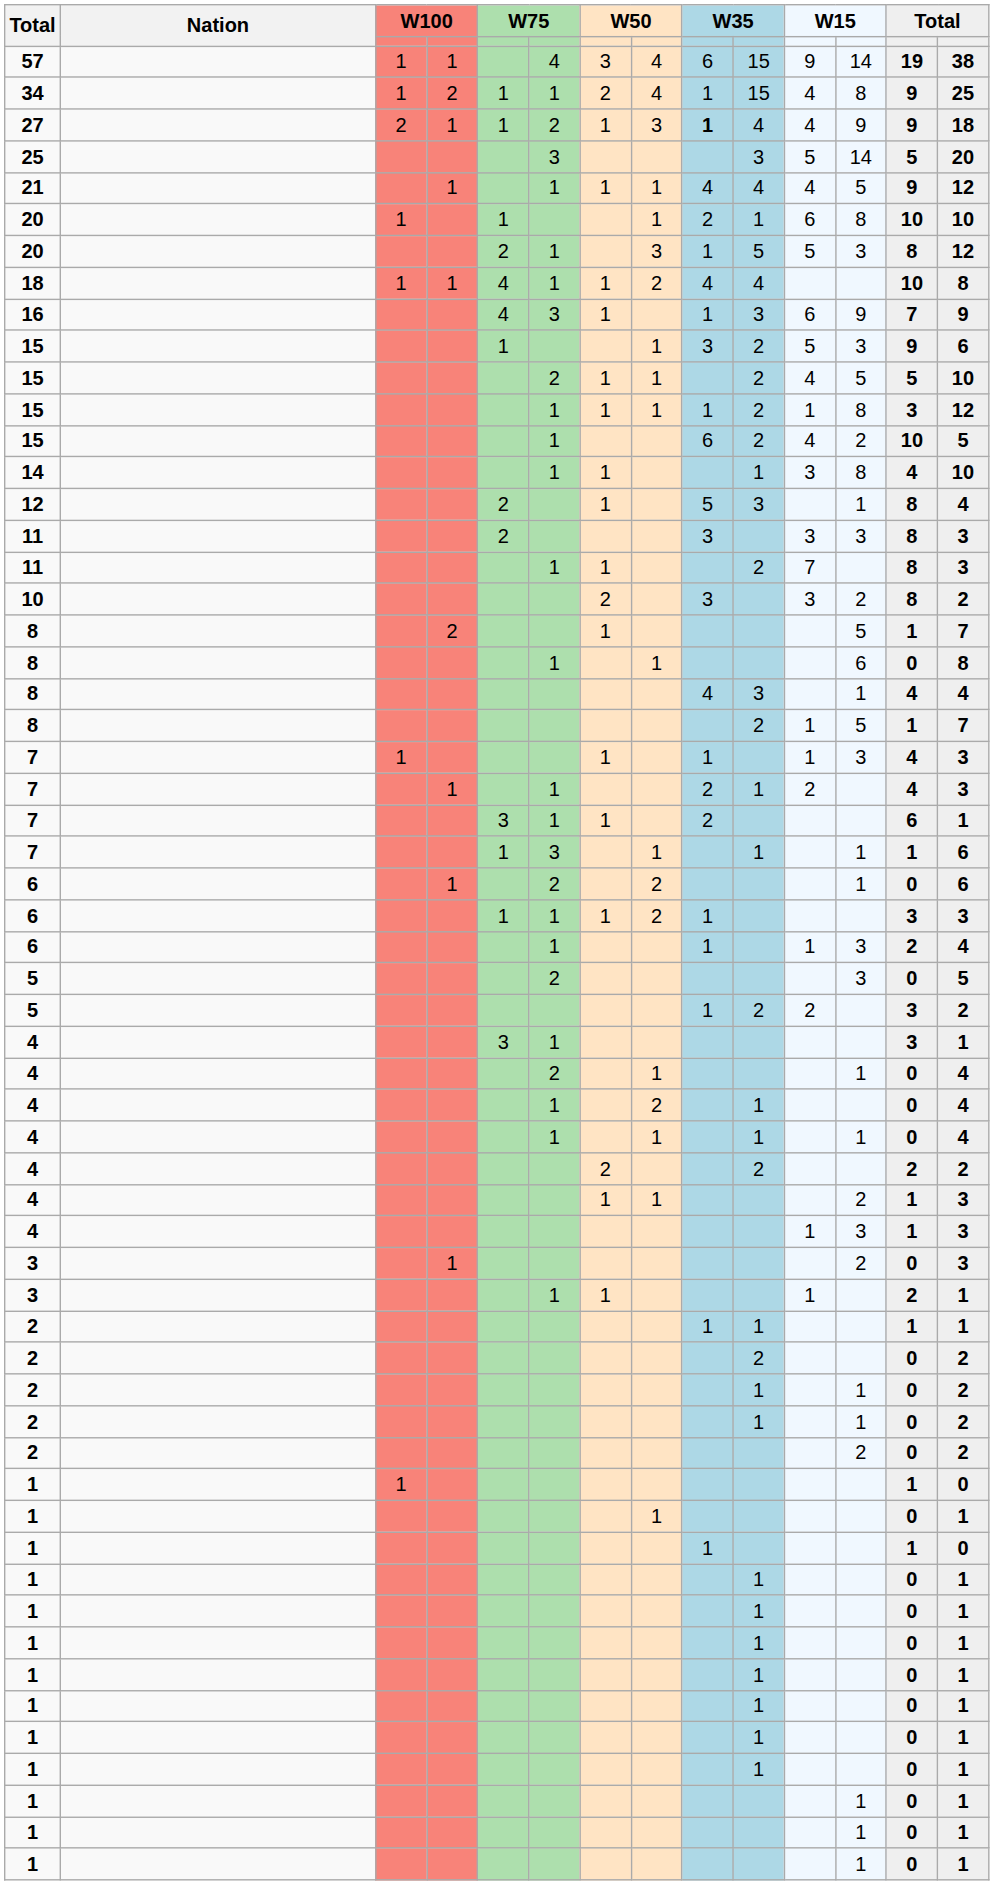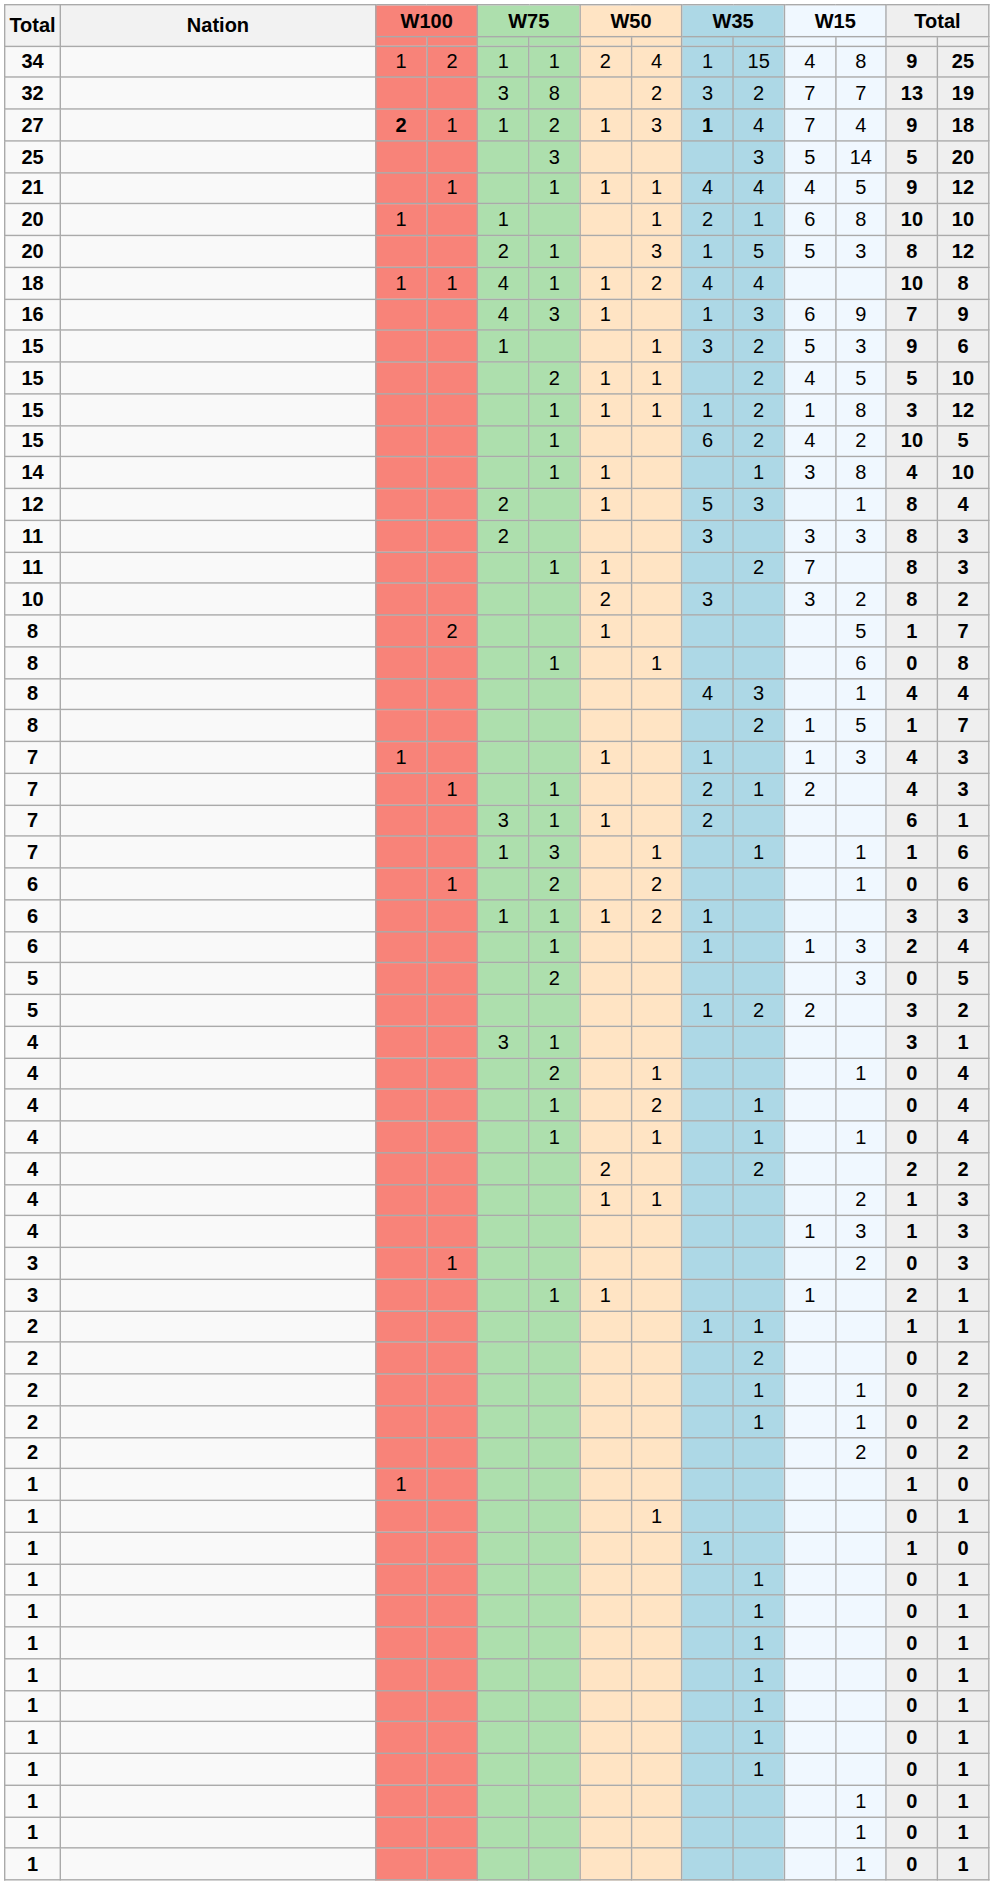- row: (33, 62)
+ row: (33, 94)
(401, 125) normal -> (401, 125) bold
(810, 125) 4 -> (810, 125) 7
(861, 125) 9 -> (861, 125) 4
